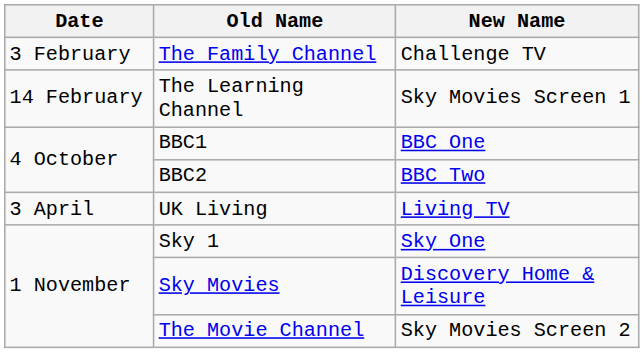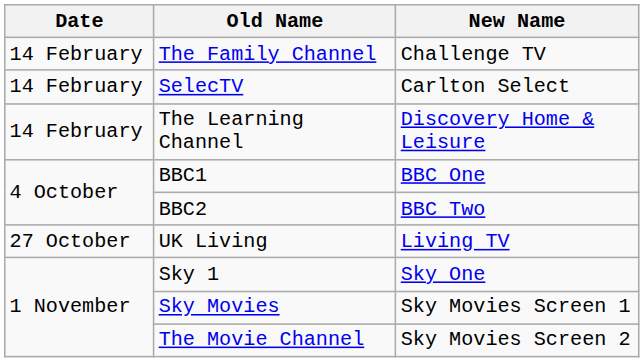(70, 54) 3 February -> (76, 54) 14 February
+ row: (201, 87)
(516, 99) Sky Movies Screen 1 -> (497, 131) Discovery Home & Leisure
(52, 209) 3 April -> (70, 241) 27 October
(497, 286) Discovery Home & Leisure -> (516, 307) Sky Movies Screen 1
